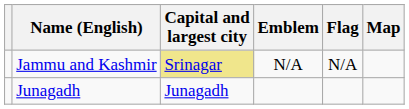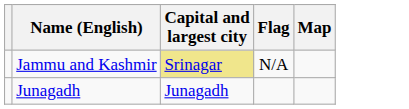- column: (288, 27)
